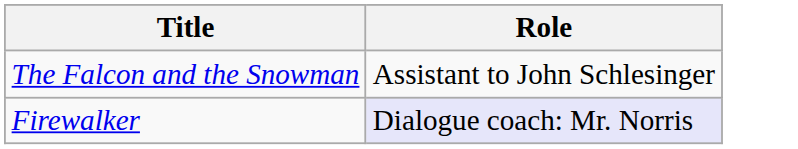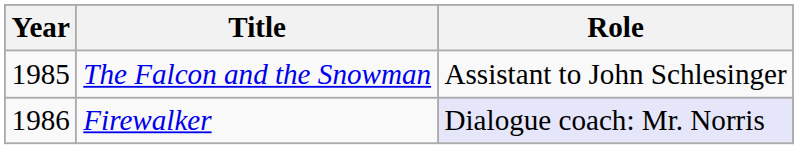+ column: (41, 27)
